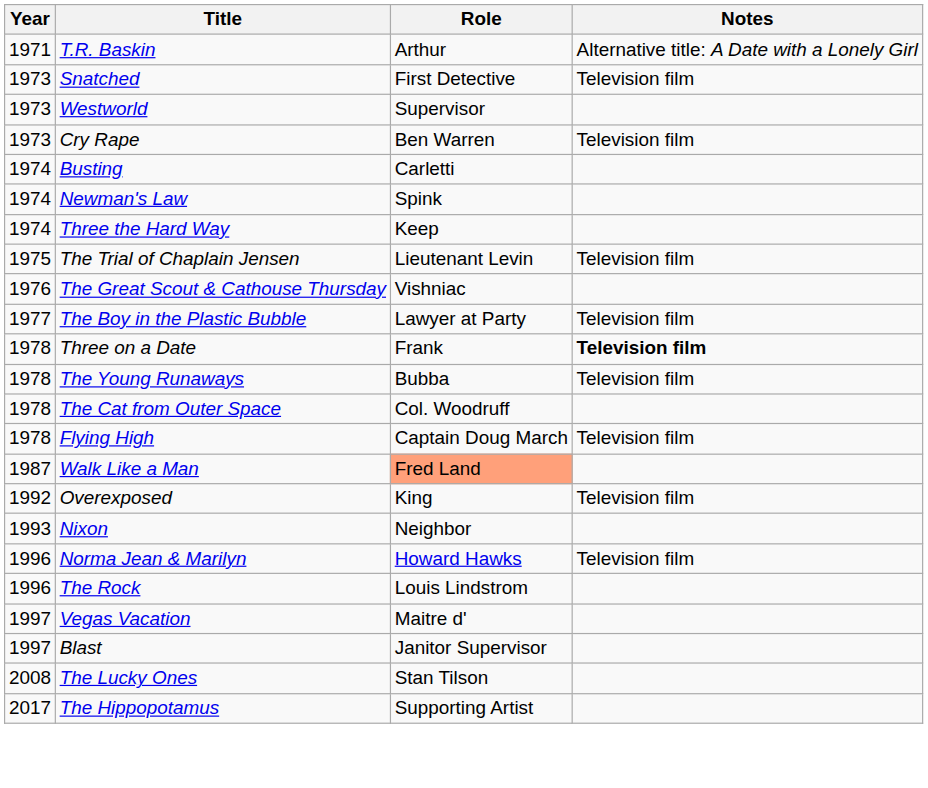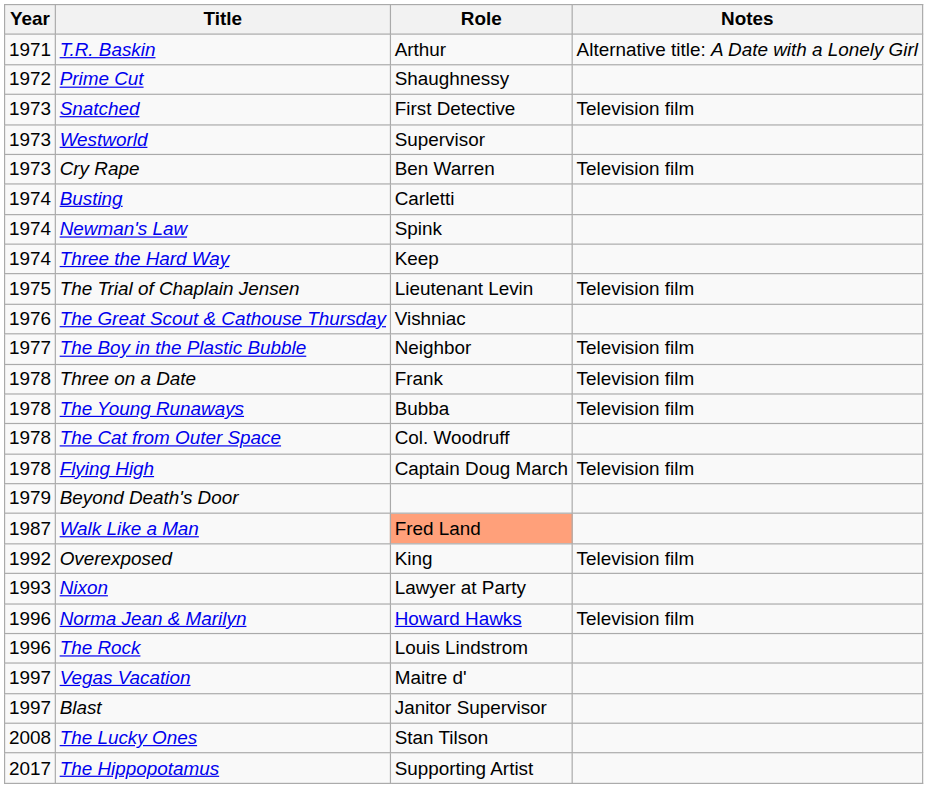+ row: (102, 79)
(460, 318) Lawyer at Party -> (433, 348) Neighbor
(641, 348) bold -> (635, 378) normal
+ row: (149, 498)
(433, 528) Neighbor -> (460, 588) Lawyer at Party
